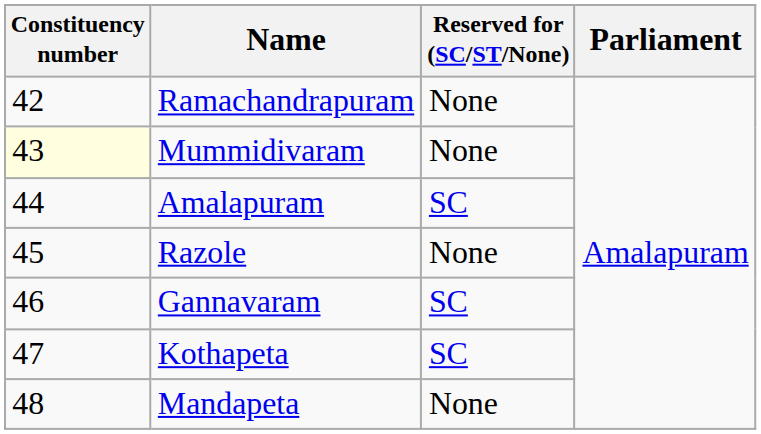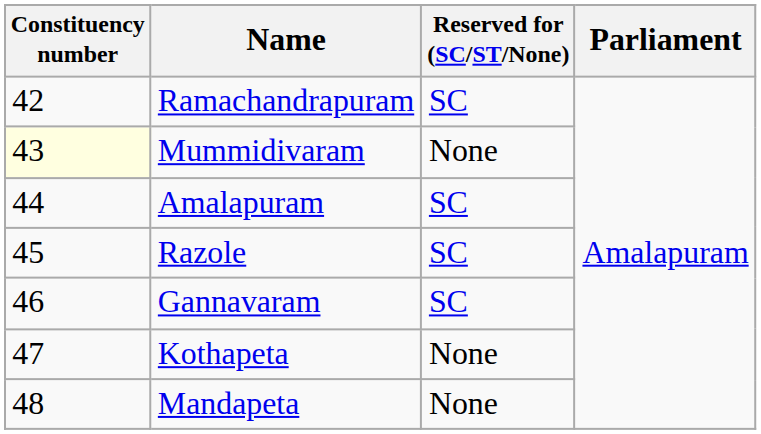(463, 100) None -> (448, 100) SC
(463, 252) None -> (448, 252) SC
(448, 353) SC -> (463, 353) None
